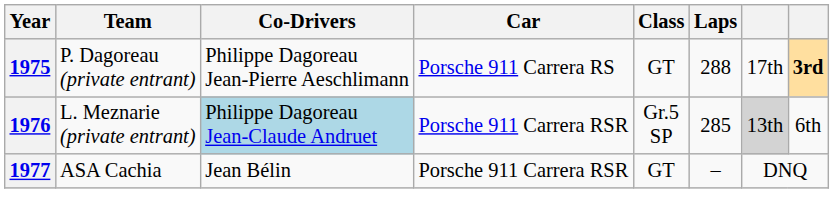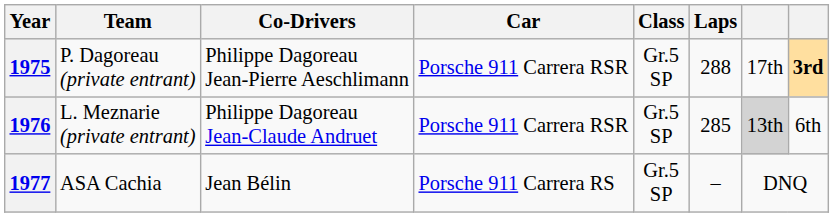(517, 67) Porsche 911 Carrera RS -> (523, 67) Porsche 911 Carrera RSR
(661, 67) GT -> (661, 67) Gr.5 SP
(291, 125) lightblue background -> (291, 125) no background
(523, 171) Porsche 911 Carrera RSR -> (517, 183) Porsche 911 Carrera RS
(661, 171) GT -> (661, 183) Gr.5 SP
